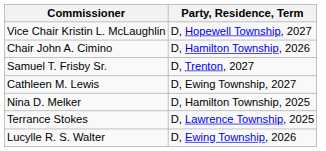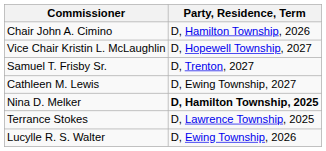rows swapped: (60, 48) <-> (86, 31)
(240, 102) normal -> (245, 102) bold
